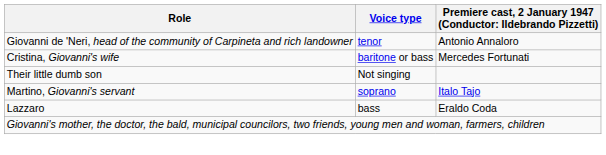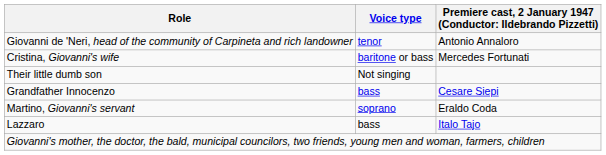+ row: (61, 91)
(459, 91) Italo Tajo -> (468, 108) Eraldo Coda
(468, 108) Eraldo Coda -> (459, 125) Italo Tajo
